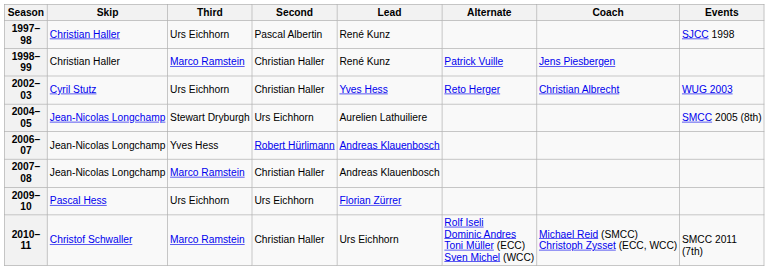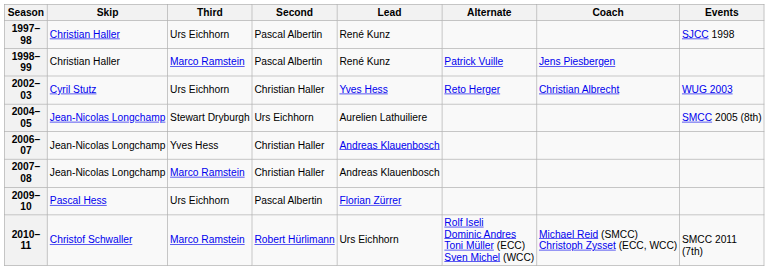(289, 62) Christian Haller -> (288, 62) Pascal Albertin
(295, 145) Robert Hürlimann -> (289, 145) Christian Haller
(284, 201) Urs Eichhorn -> (288, 201) Pascal Albertin
(289, 240) Christian Haller -> (295, 240) Robert Hürlimann
